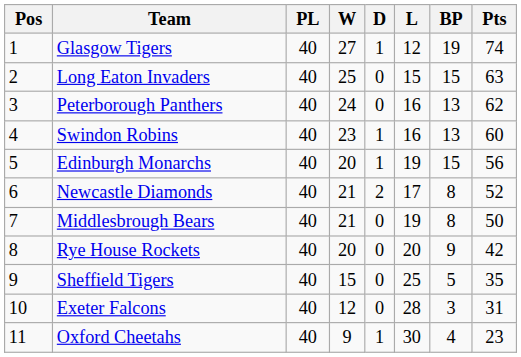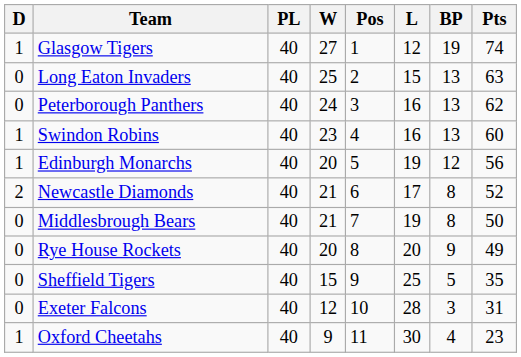columns swapped: (29, 18) <-> (379, 18)
(451, 76) 15 -> (451, 76) 13
(451, 163) 15 -> (451, 163) 12
(494, 250) 42 -> (494, 250) 49
